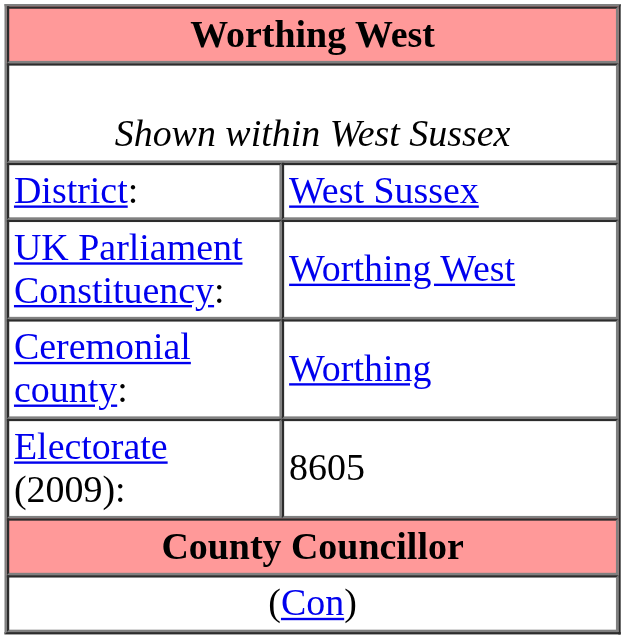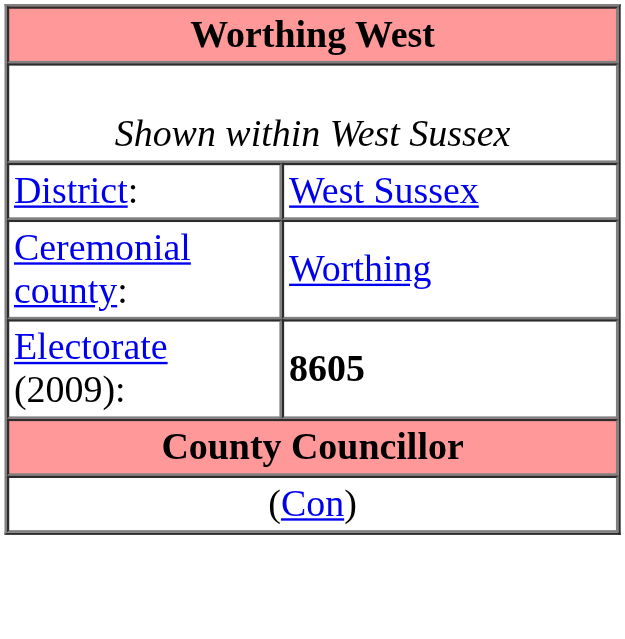- row: (128, 268)
(327, 467) normal -> (327, 368) bold
